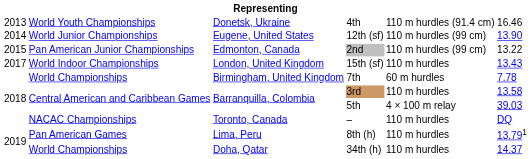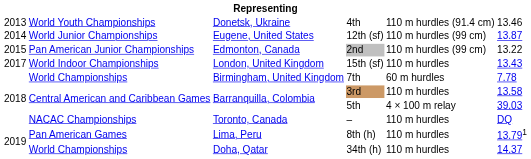(510, 22) 16.46 -> (510, 22) 13.46
(510, 36) 13.90 -> (510, 36) 13.87
